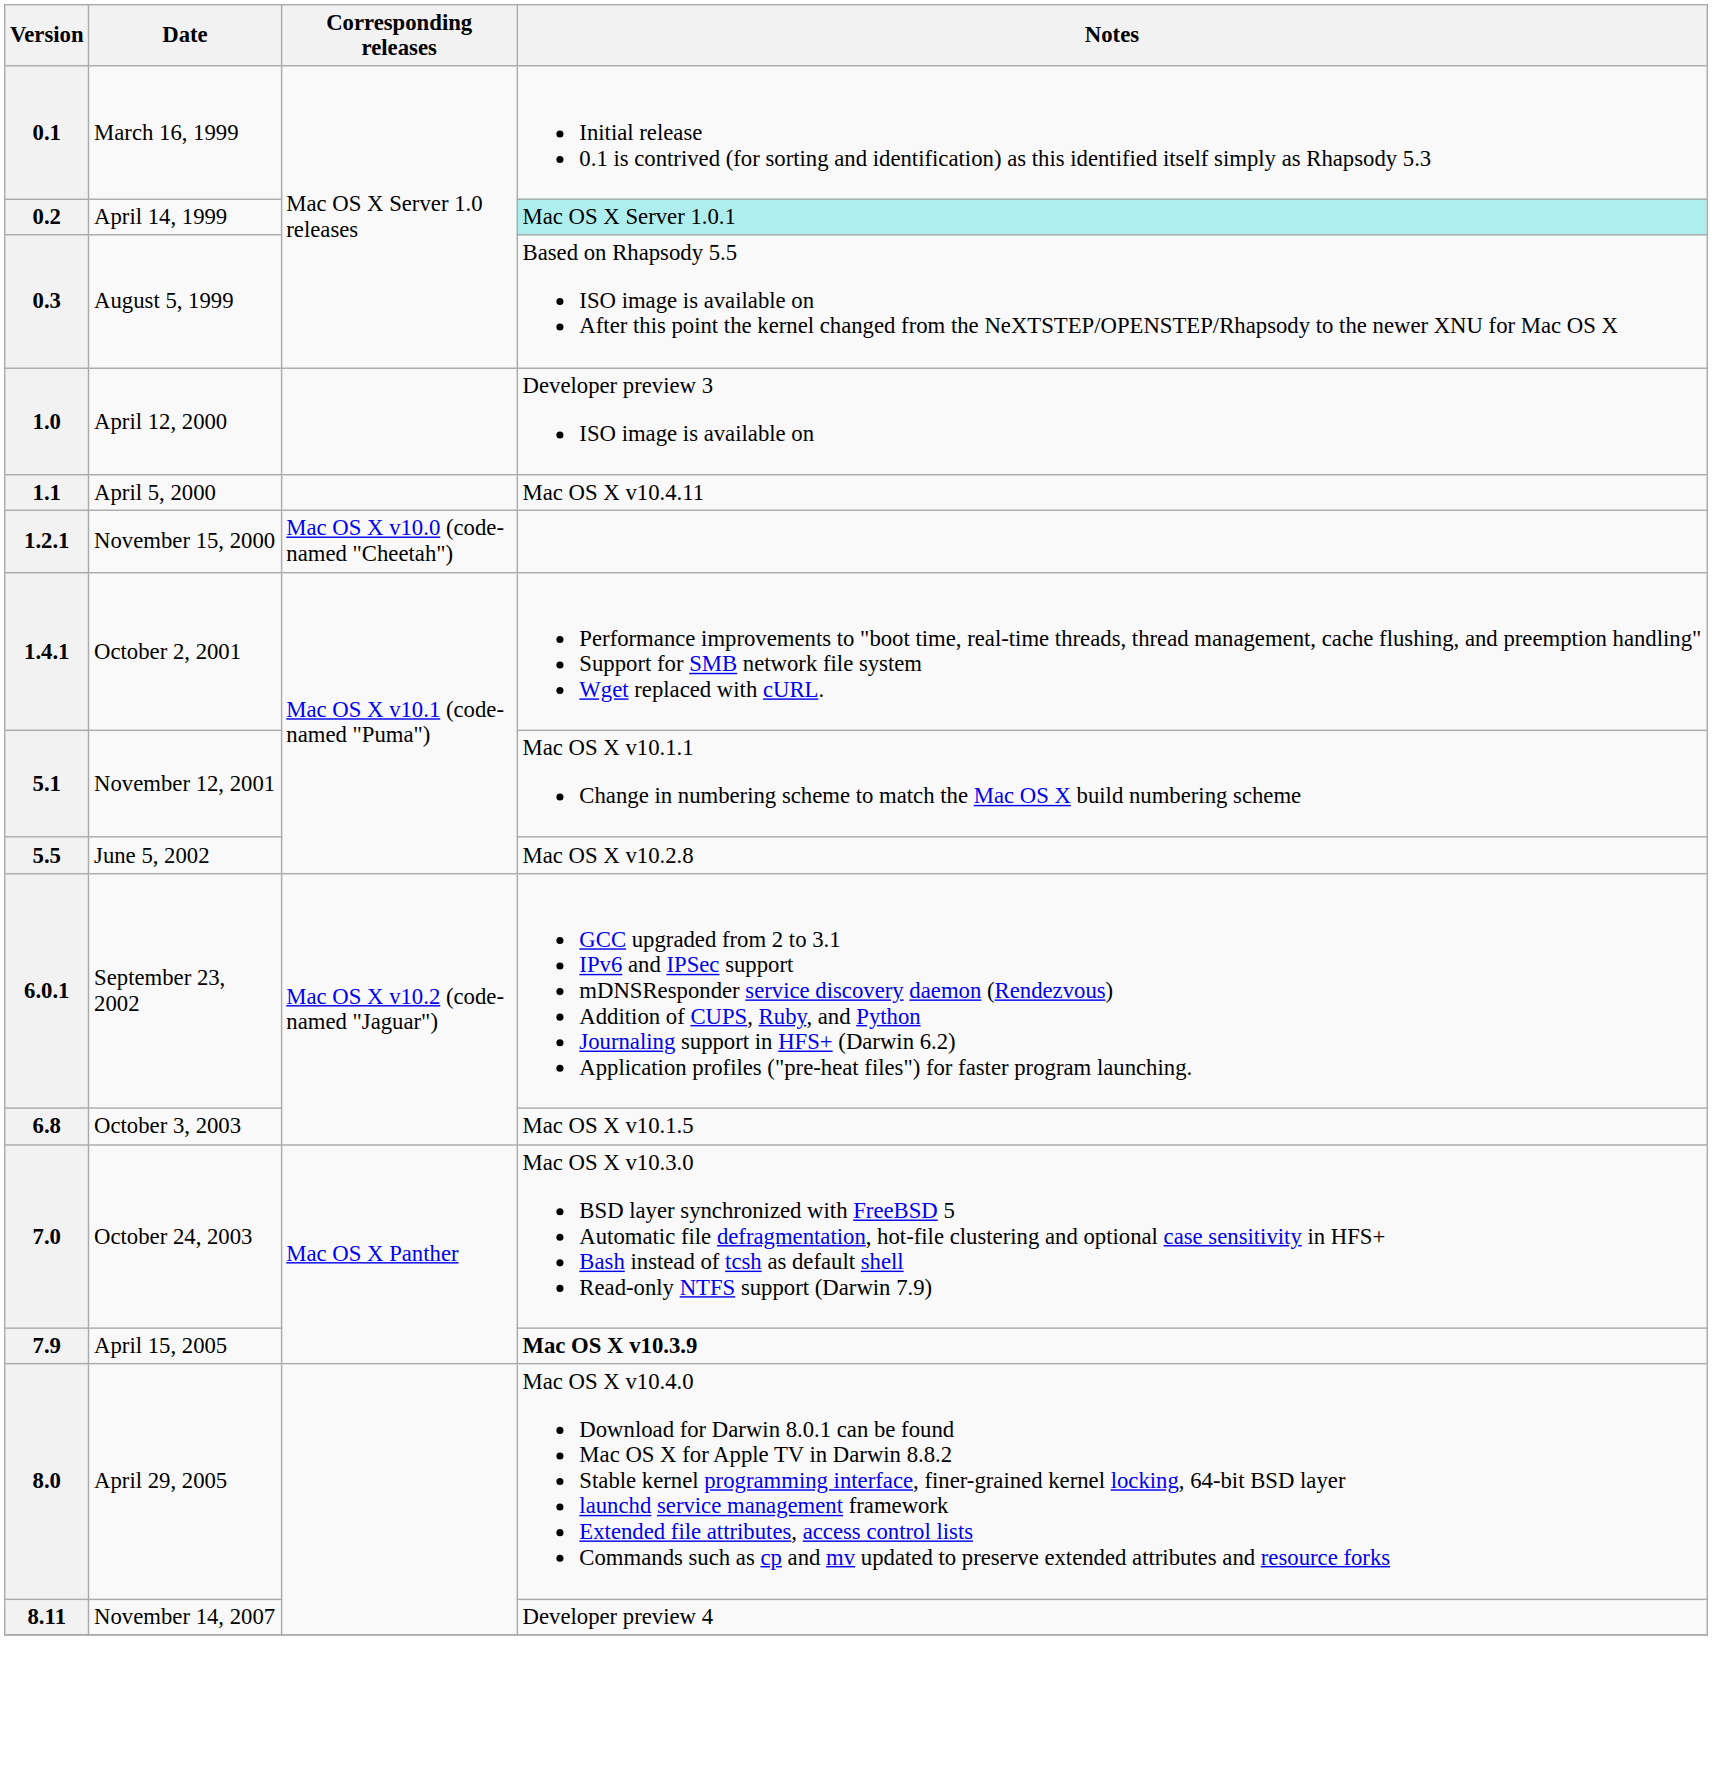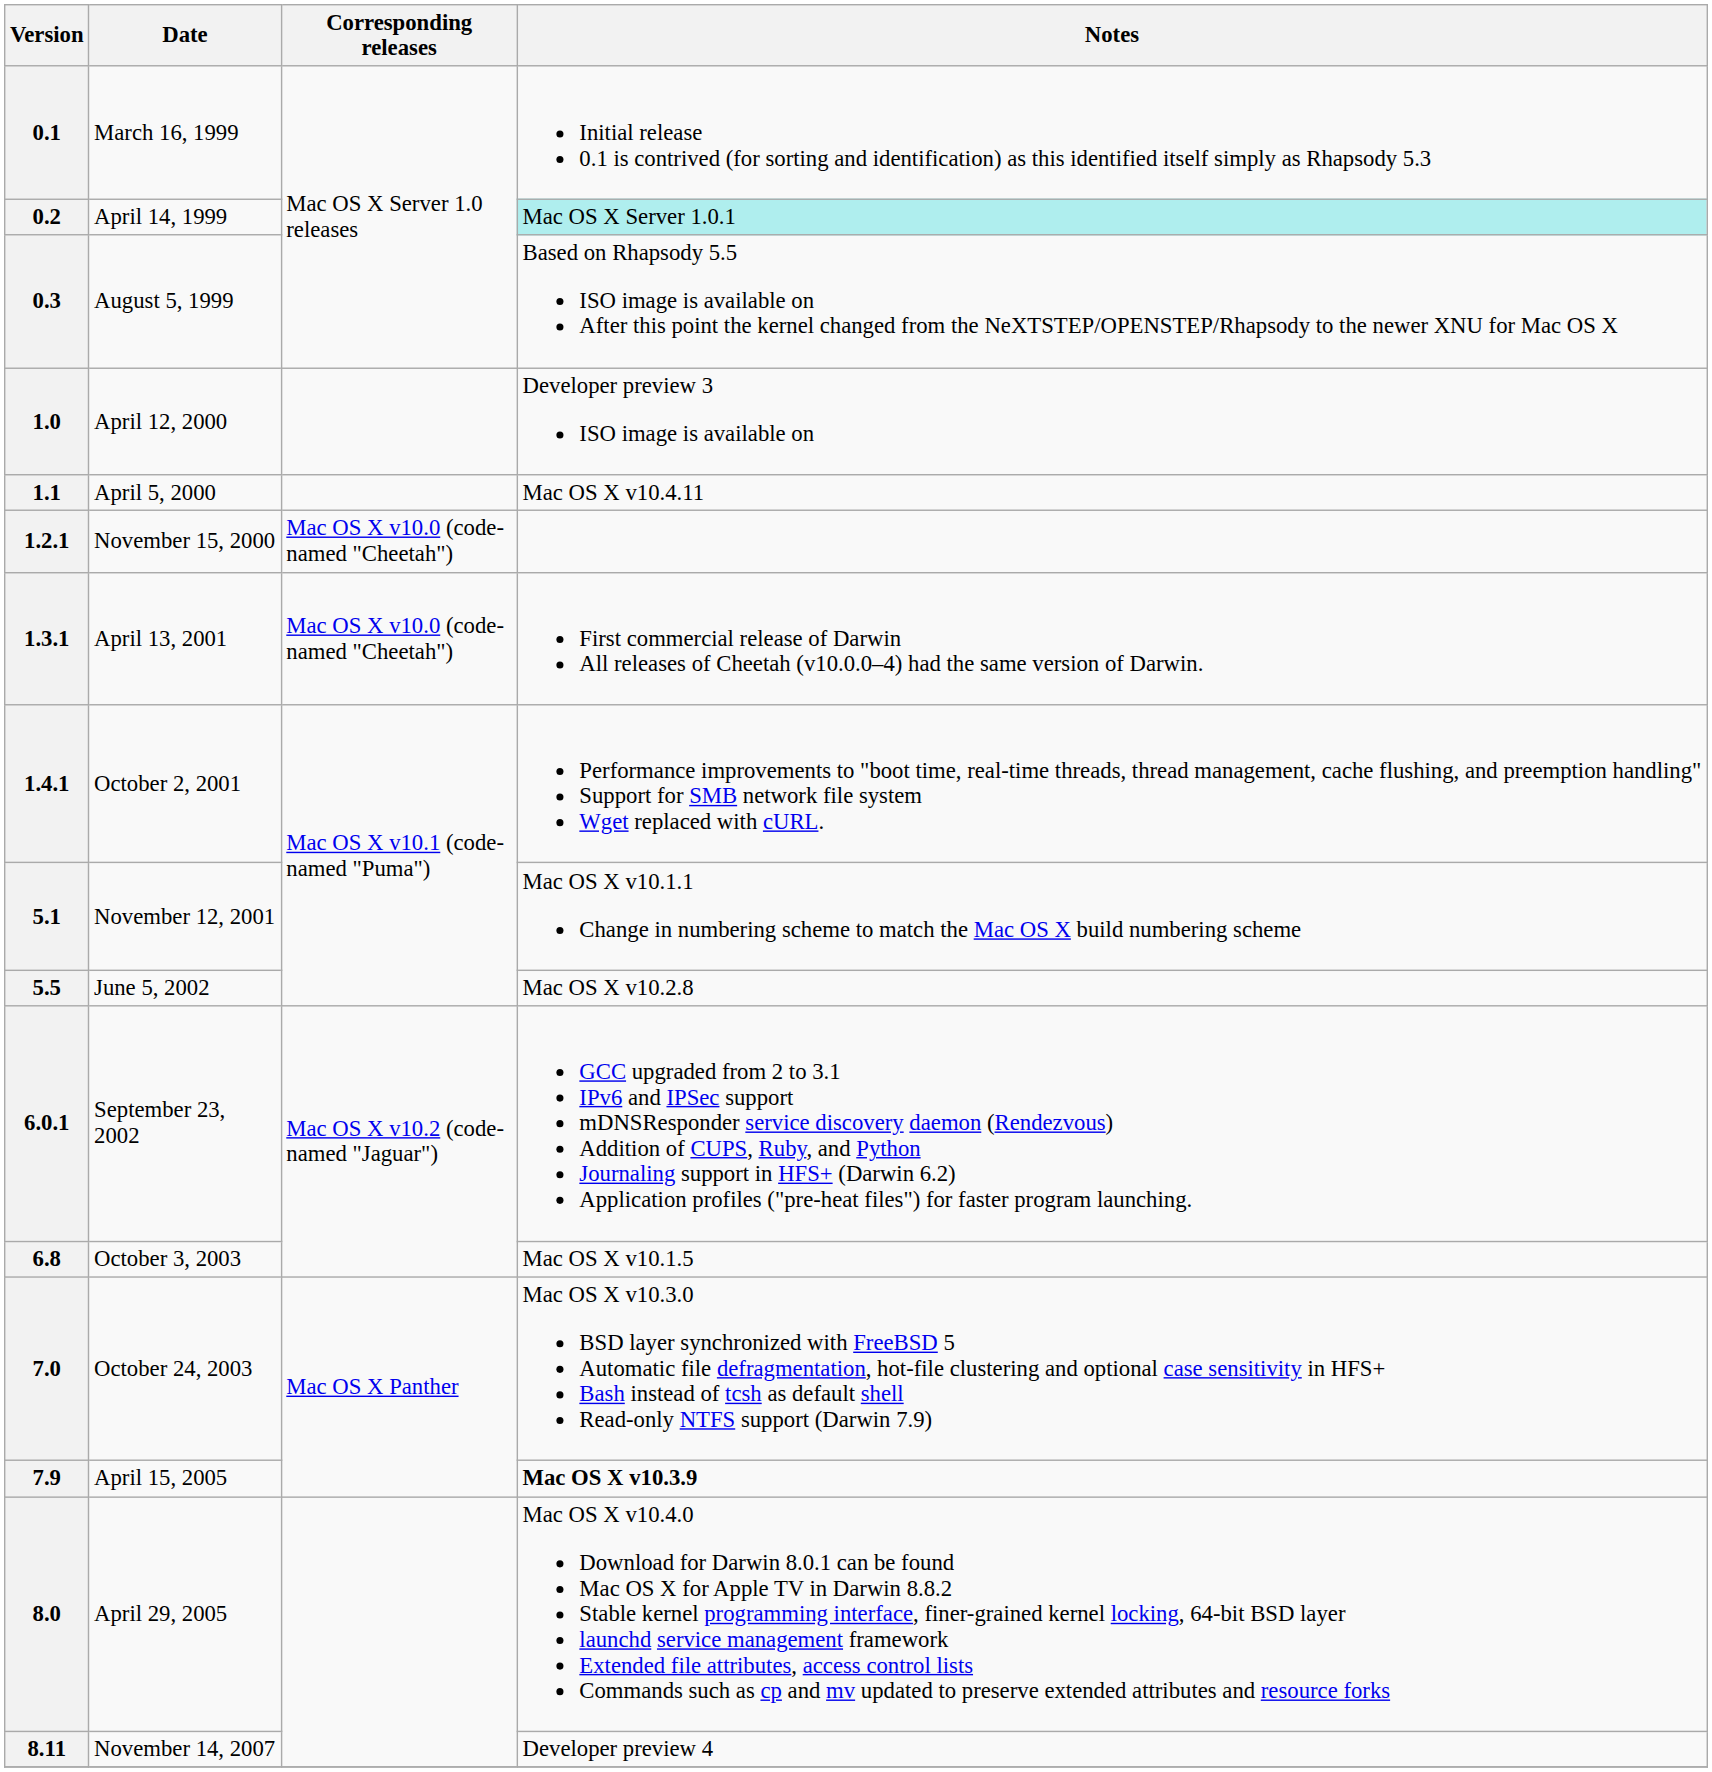+ row: (47, 638)
